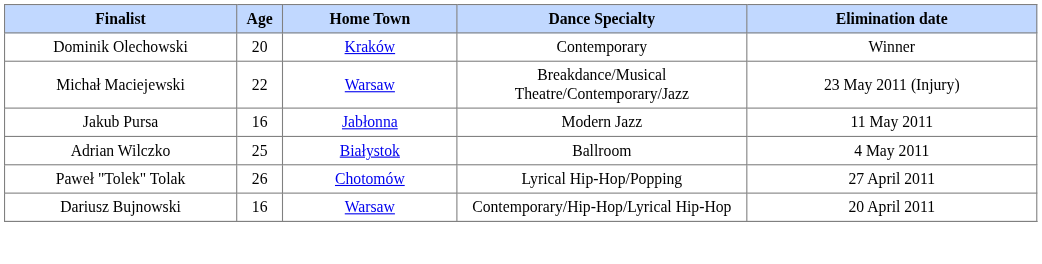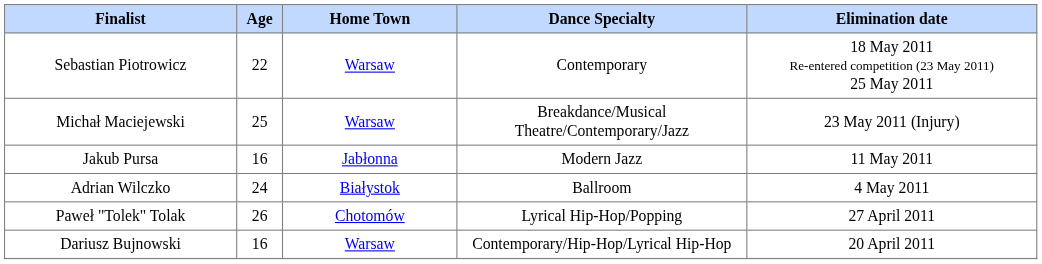- row: (121, 47)
+ row: (121, 65)
(260, 84) 22 -> (260, 121) 25
(260, 150) 25 -> (260, 187) 24
